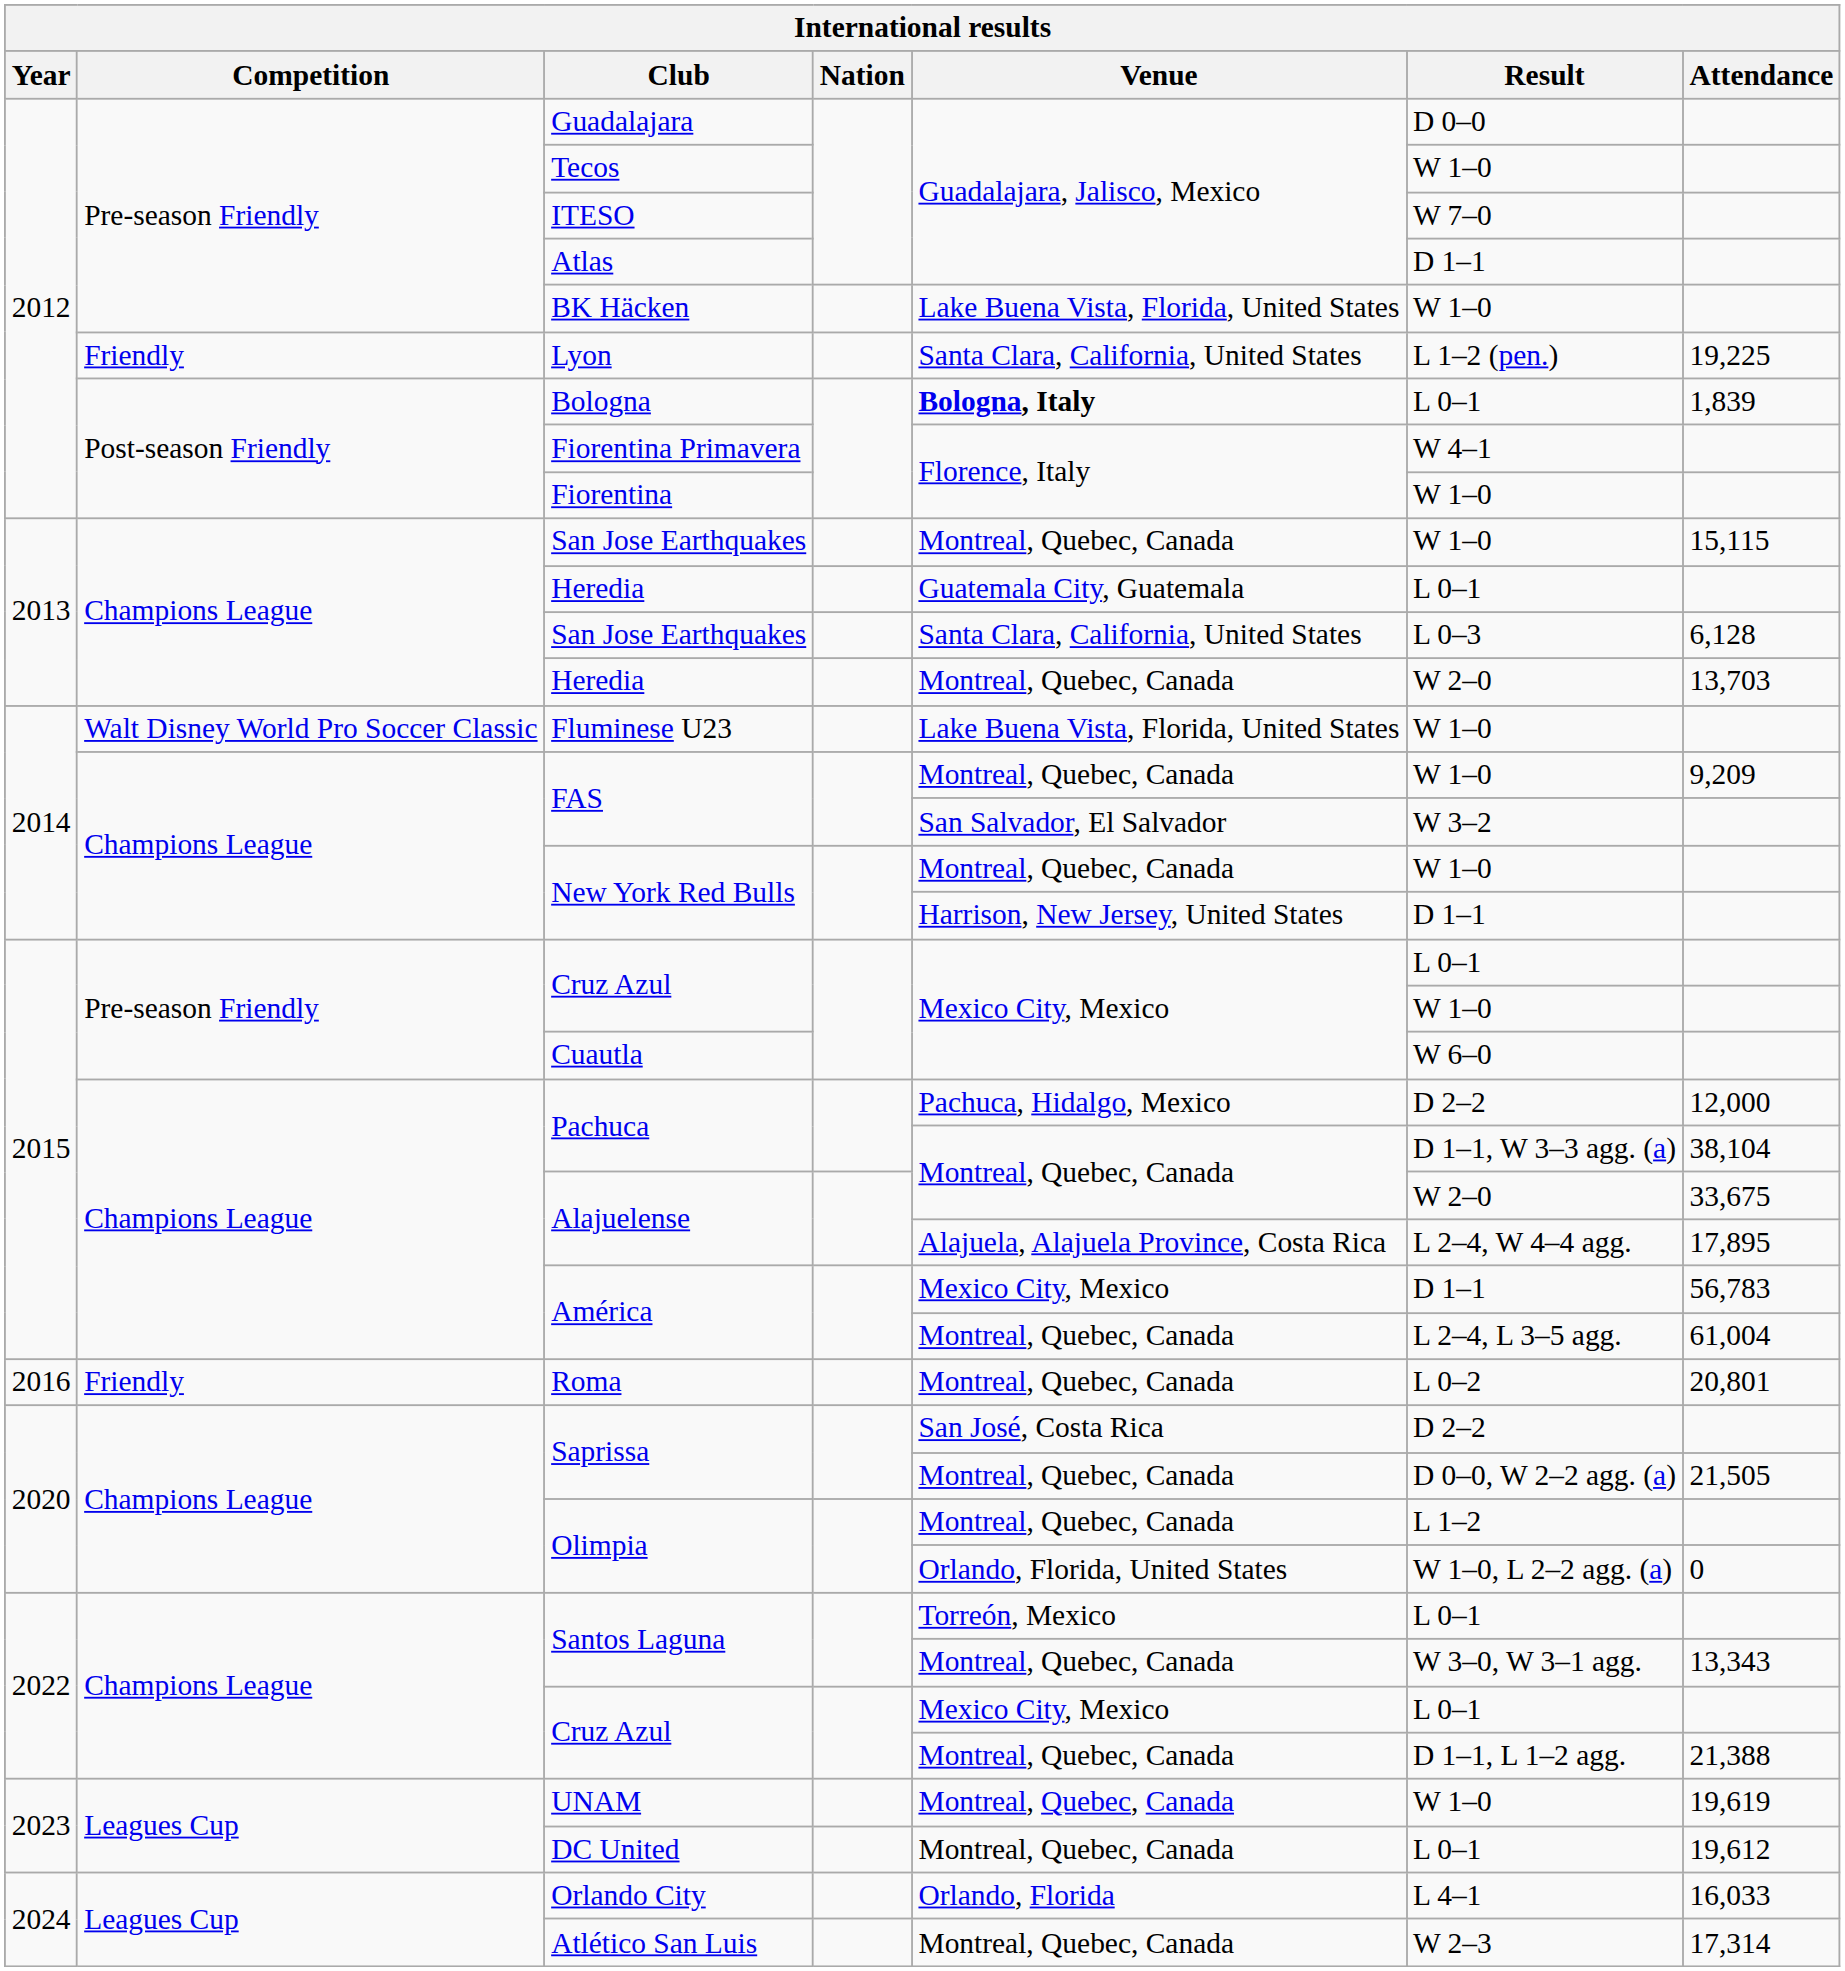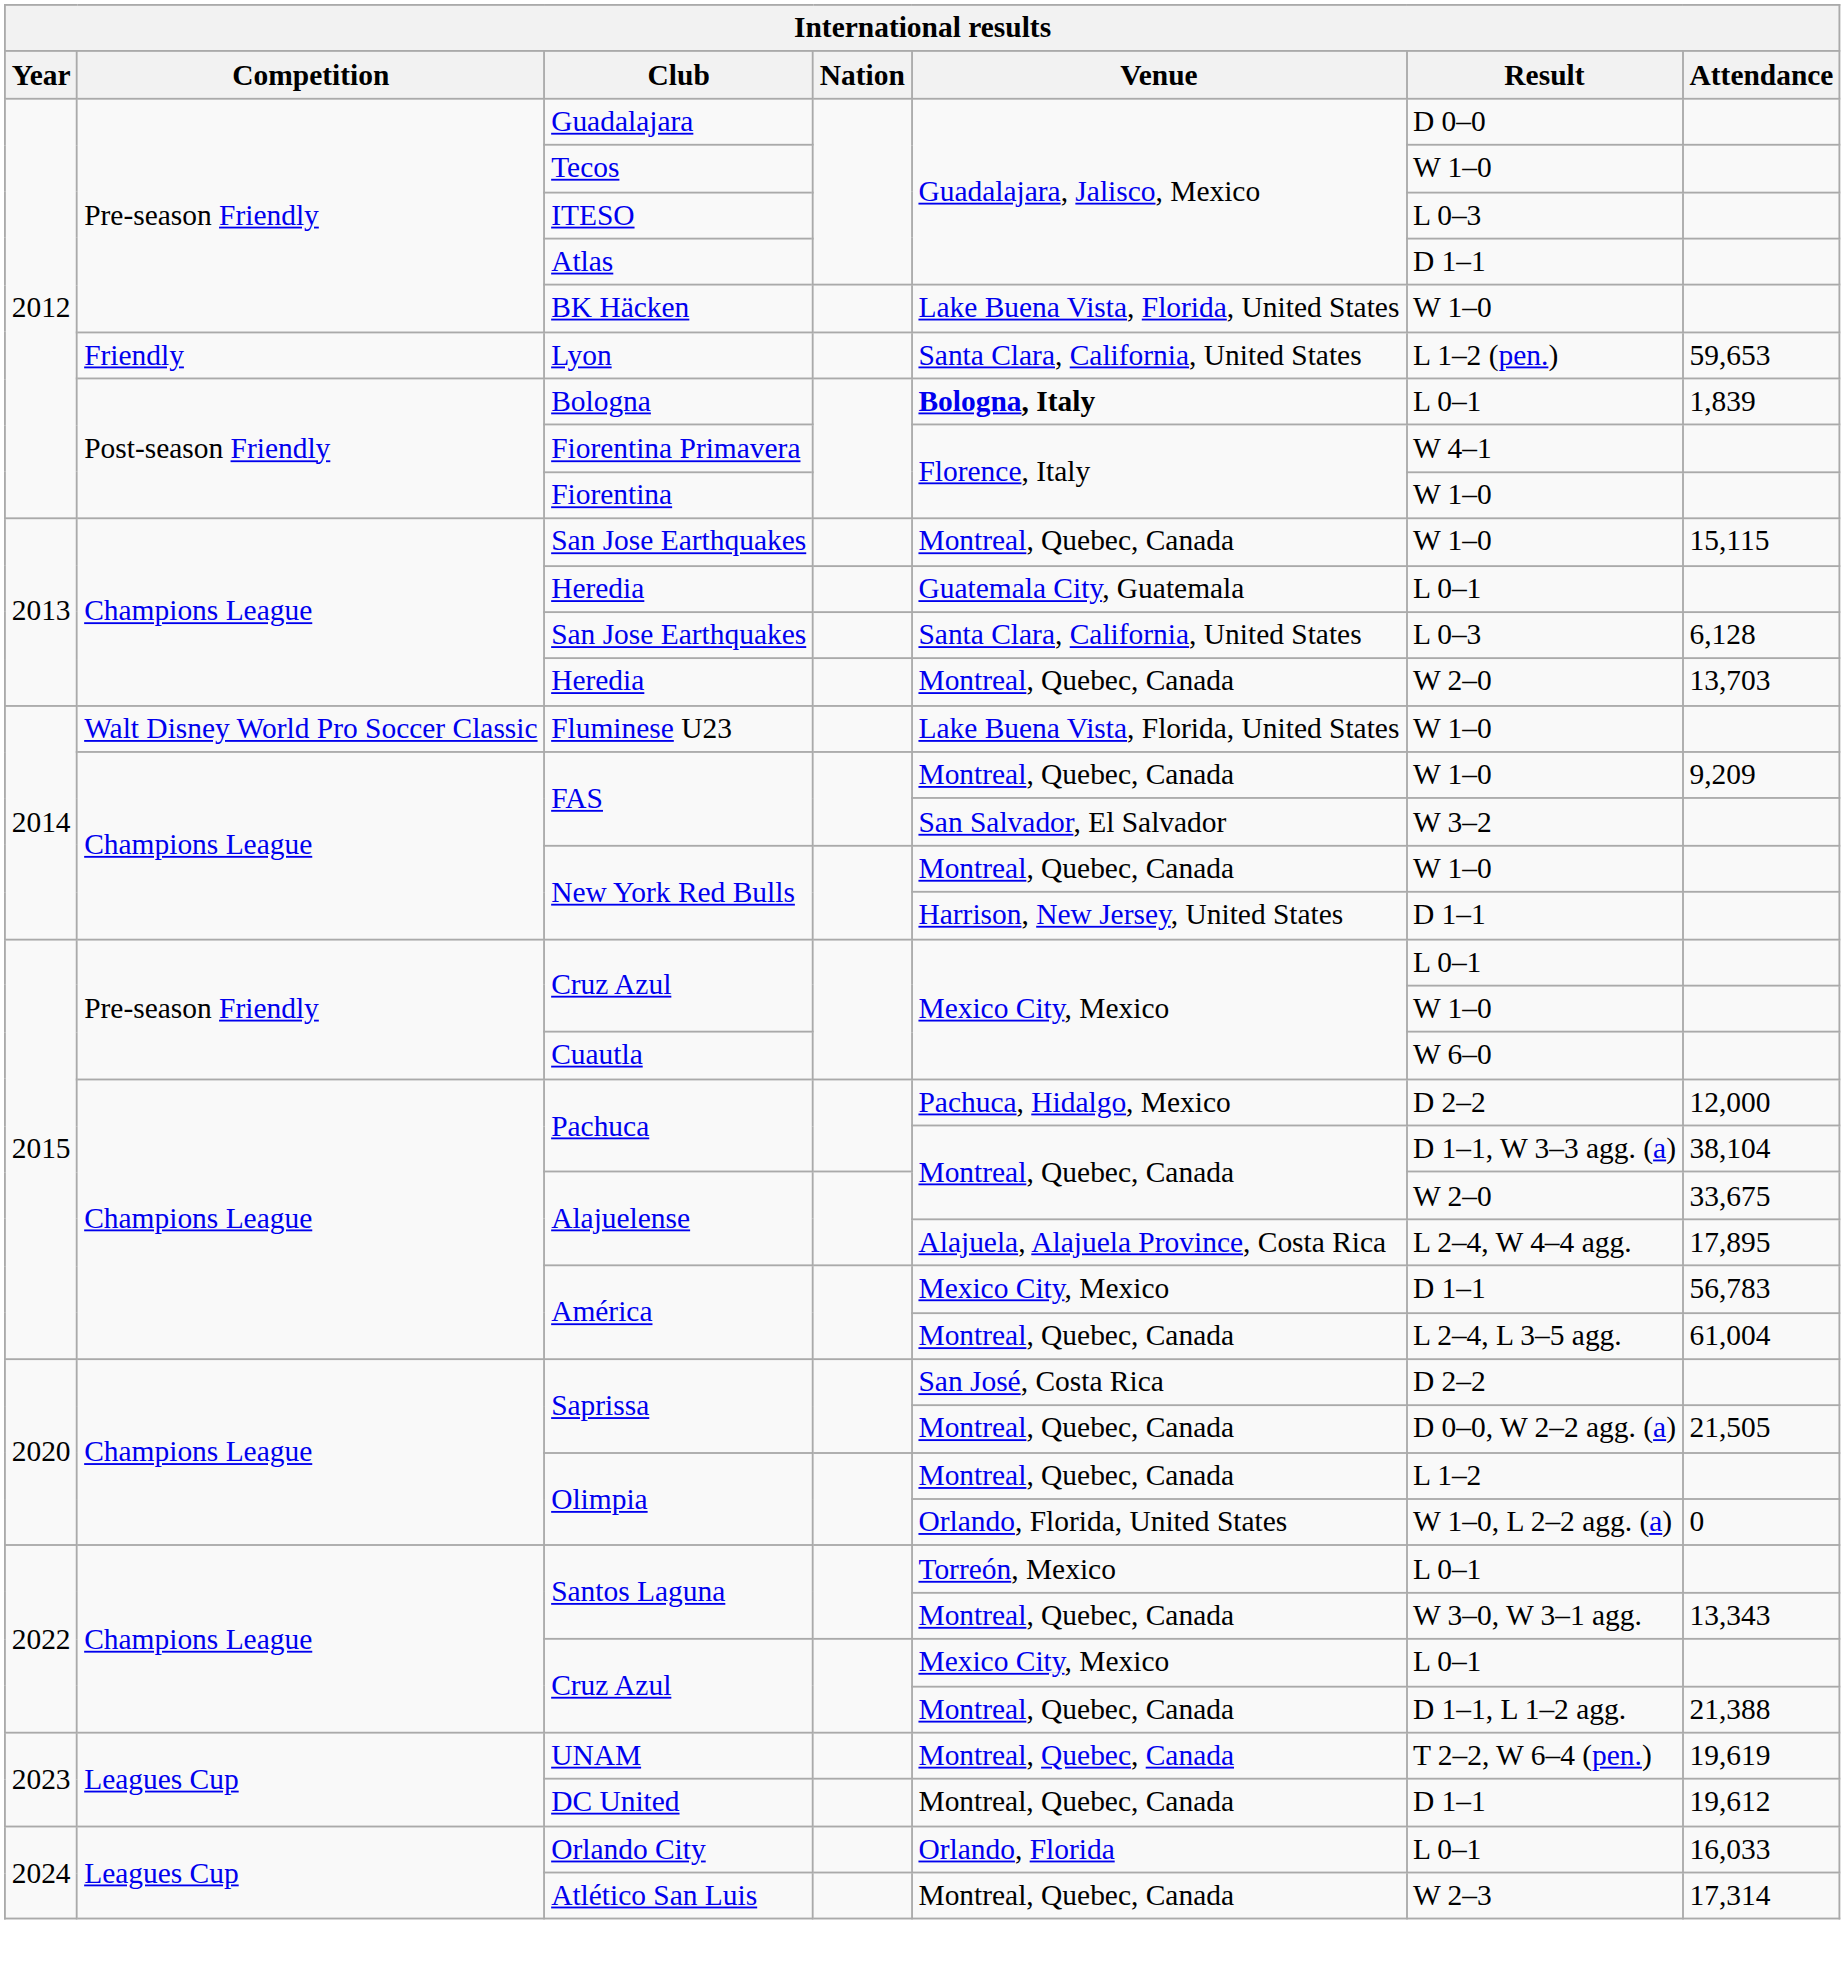(1452, 214) W 7–0 -> (1447, 214) L 0–3
(1730, 354) 19,225 -> (1730, 354) 59,653
- row: (41, 1381)
(1452, 1802) W 1–0 -> (1532, 1755) T 2–2, W 6–4 (pen.)
(1447, 1848) L 0–1 -> (1449, 1802) D 1–1
(1447, 1895) L 4–1 -> (1447, 1848) L 0–1
